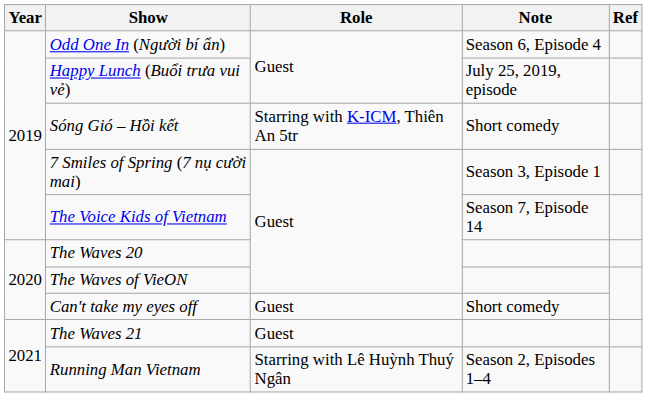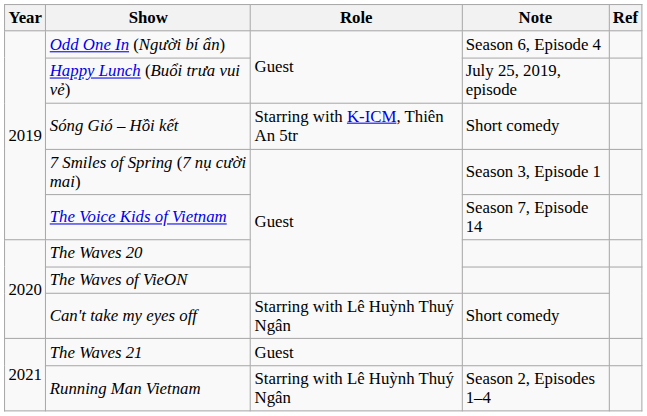(274, 306) Guest -> (354, 316) Starring with Lê Huỳnh Thuý Ngân
